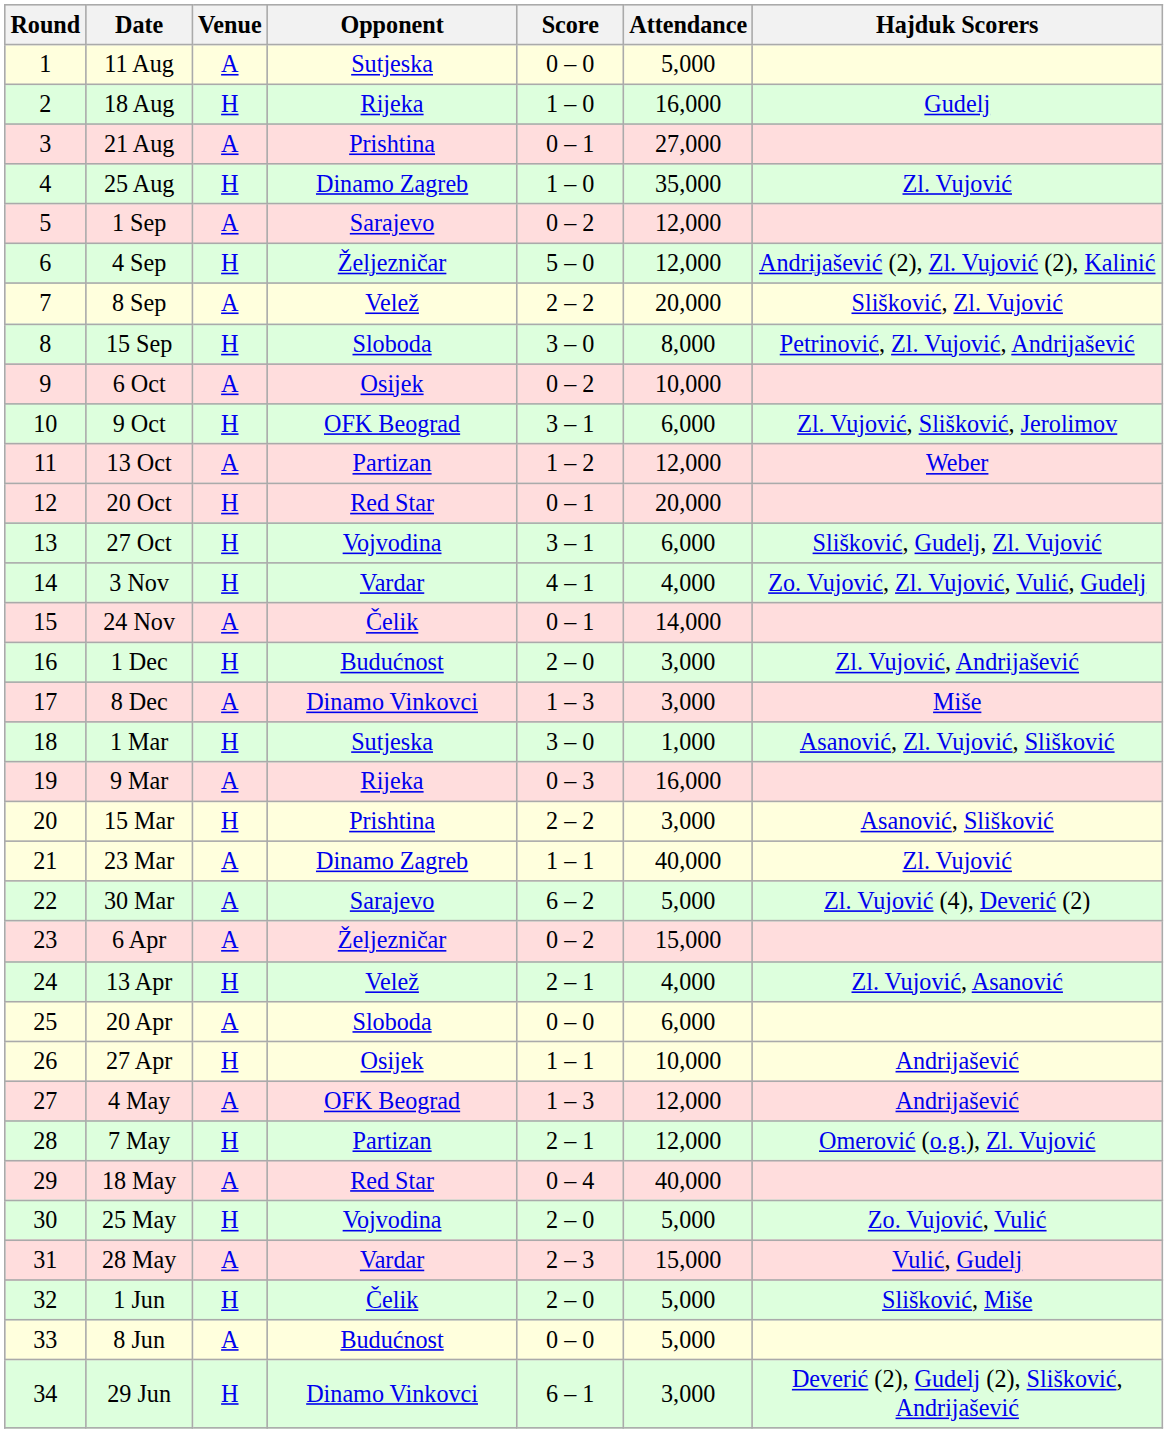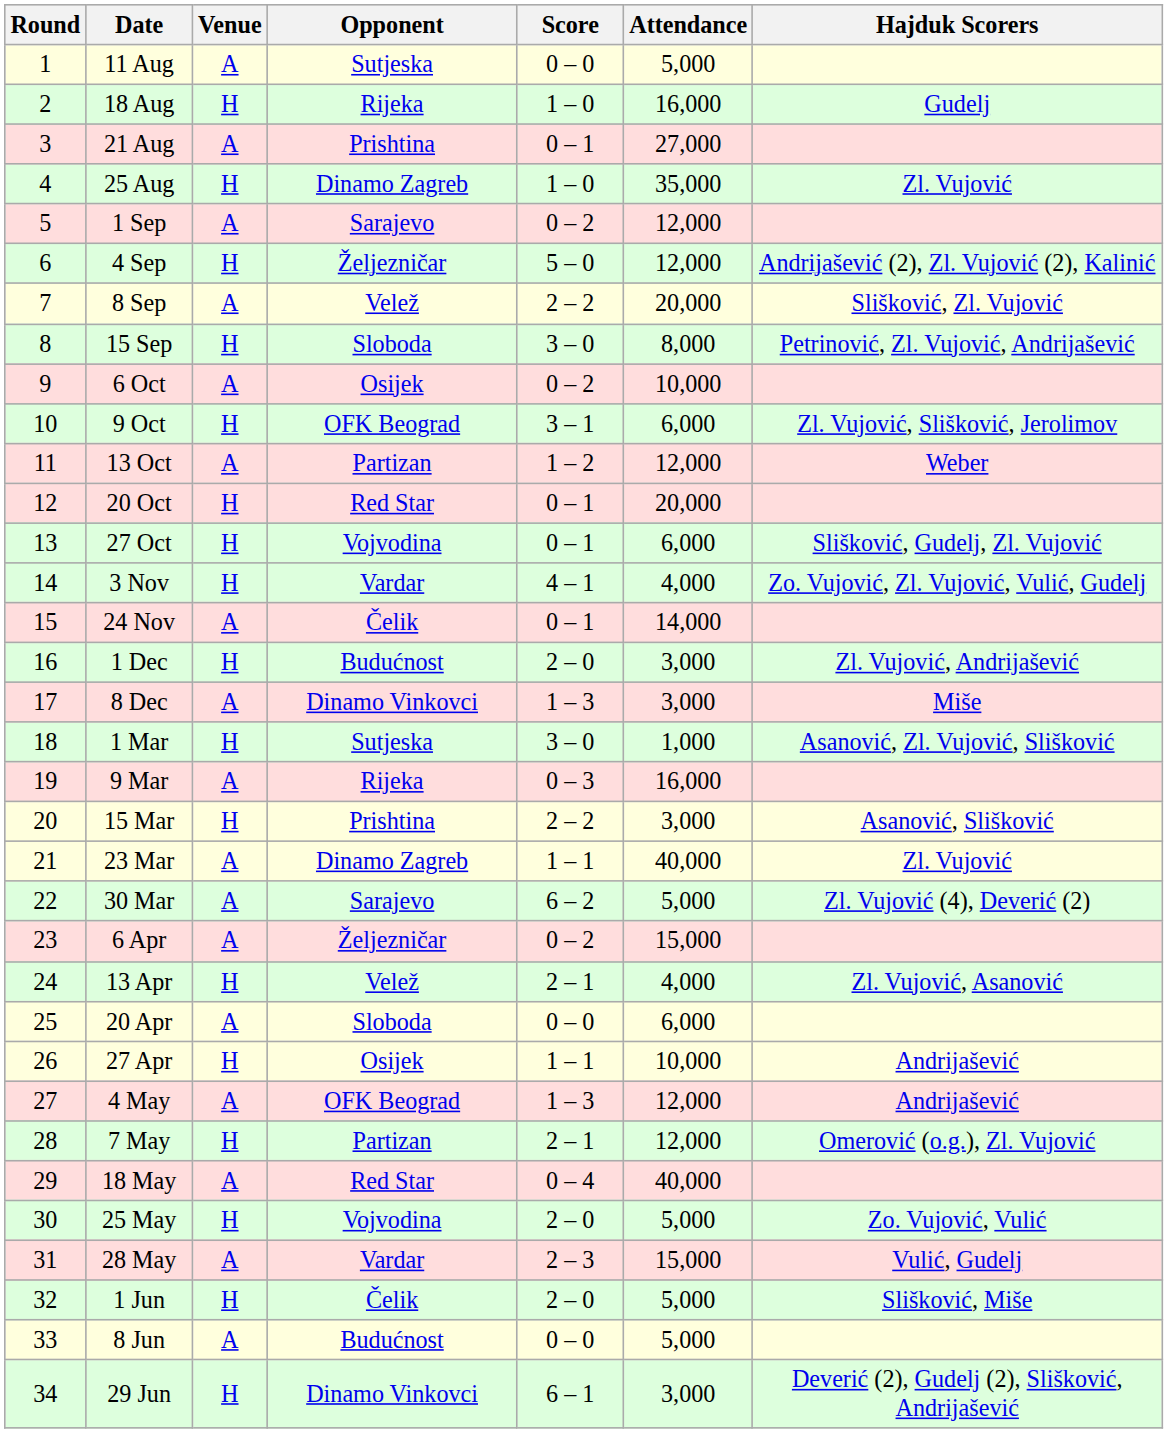(570, 542) 3 – 1 -> (570, 542) 0 – 1
